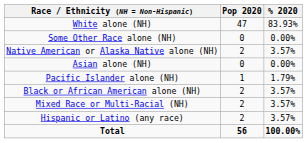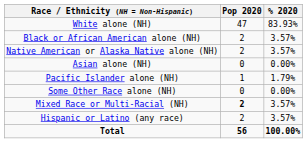rows swapped: (112, 91) <-> (112, 38)
(242, 104) normal -> (242, 104) bold
